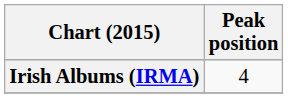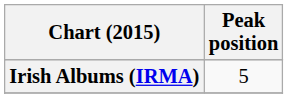(244, 76) 4 -> (244, 76) 5
